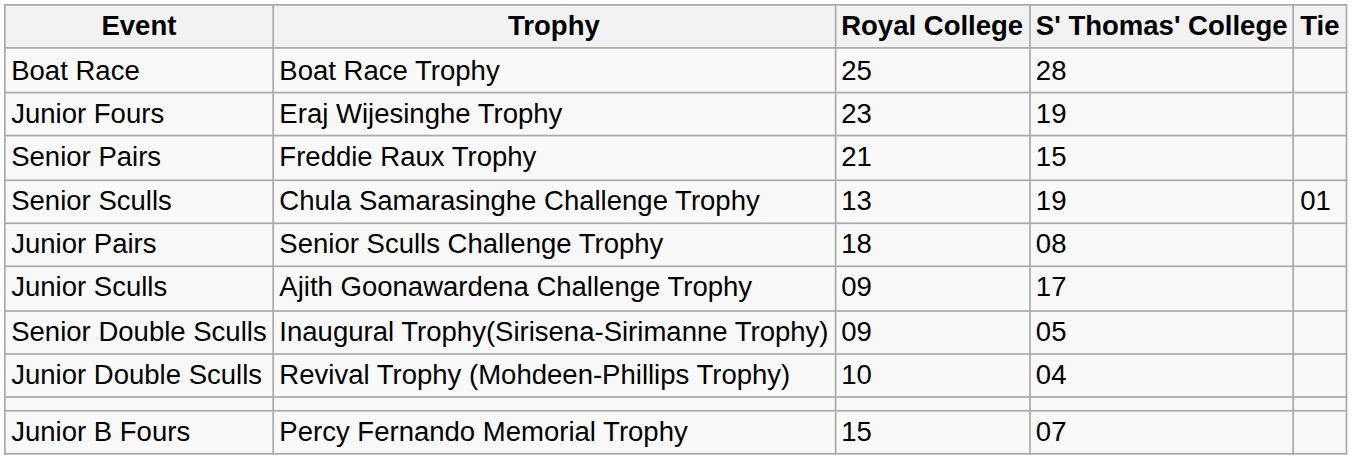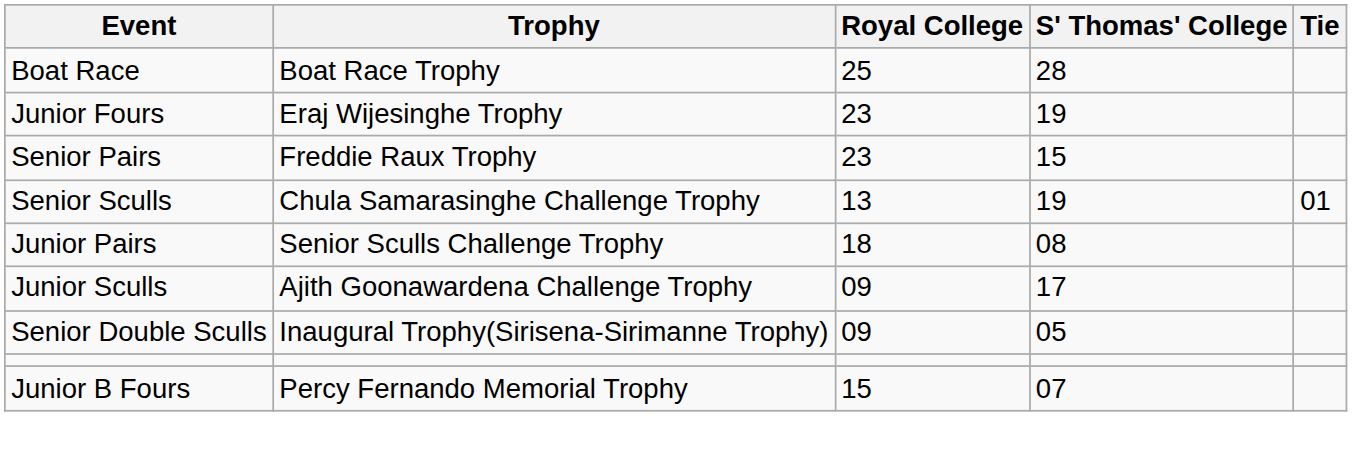(856, 157) 21 -> (856, 157) 23
- row: (137, 375)
